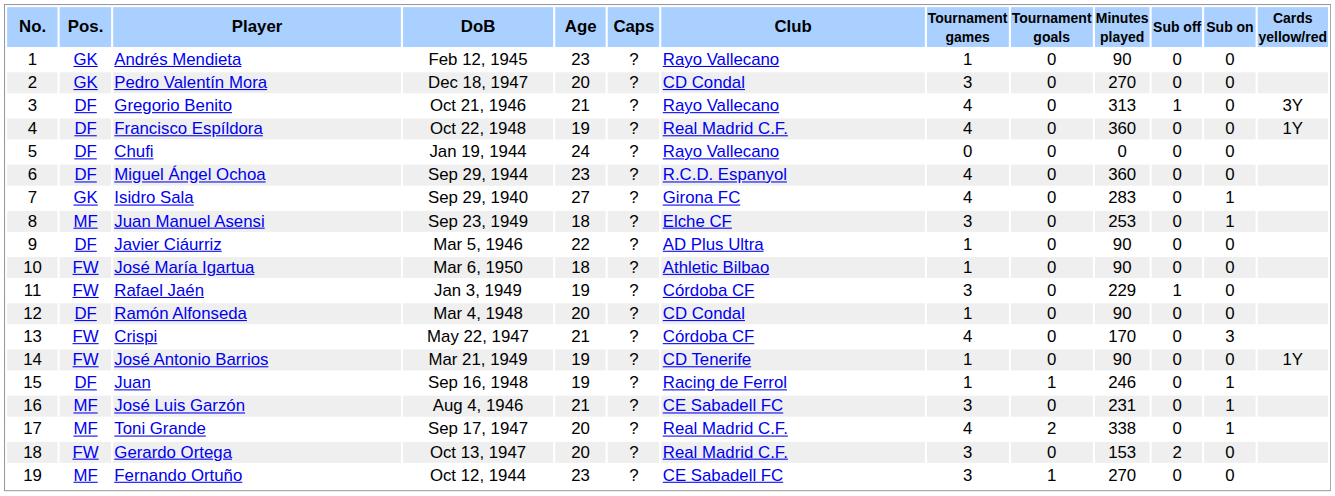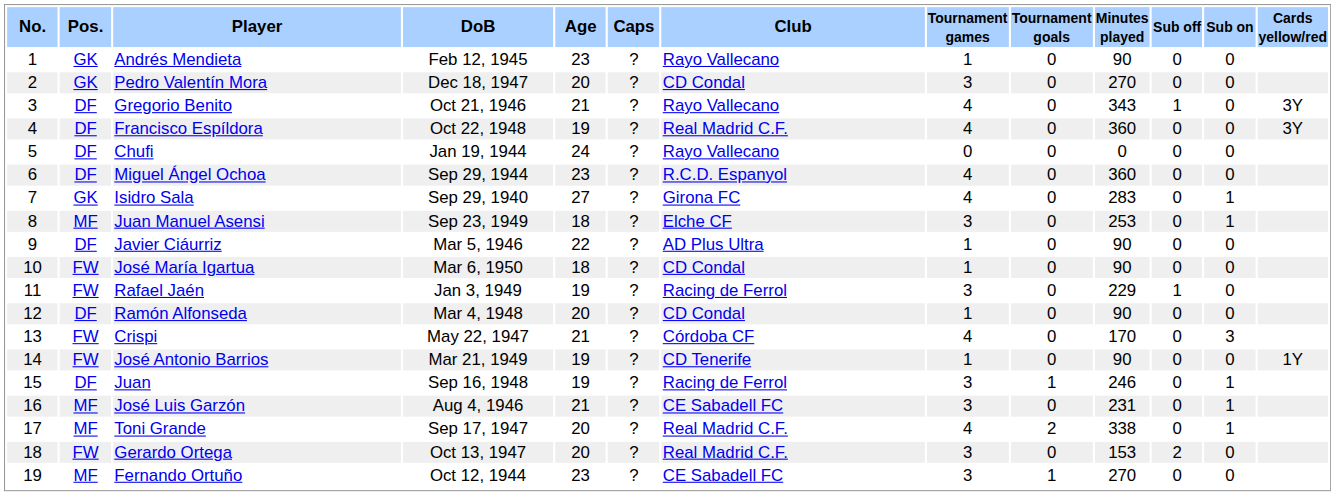(1122, 105) 313 -> (1122, 105) 343
(1293, 128) 1Y -> (1293, 128) 3Y
(716, 267) Athletic Bilbao -> (704, 267) CD Condal
(709, 290) Córdoba CF -> (725, 290) Racing de Ferrol
(968, 383) 1 -> (968, 383) 3
